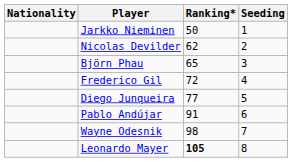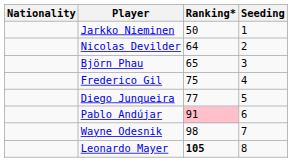(192, 47) 62 -> (192, 47) 64
(192, 81) 72 -> (192, 81) 75
(192, 115) no background -> (192, 115) pink background
